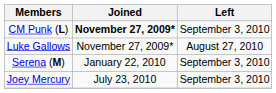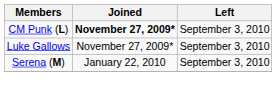(225, 46) August 27, 2010 -> (225, 46) September 3, 2010
- row: (38, 79)
